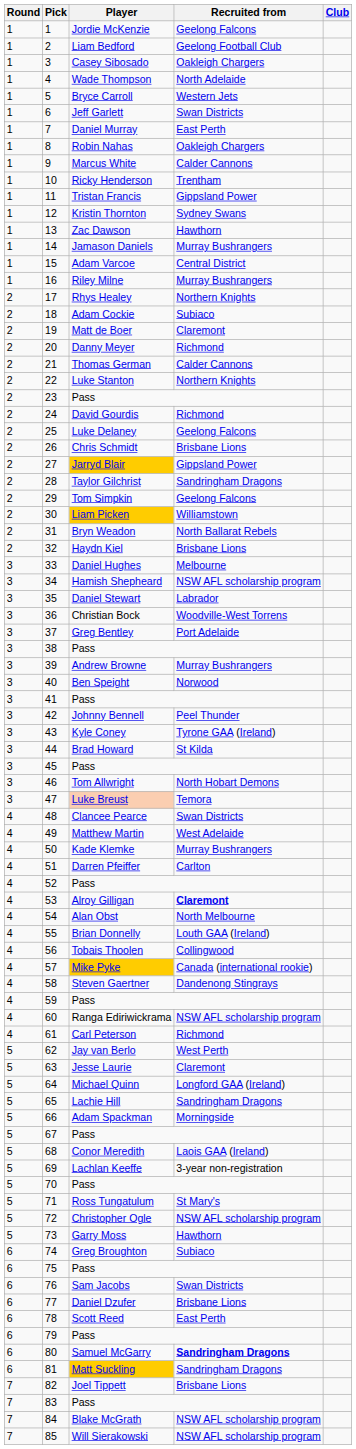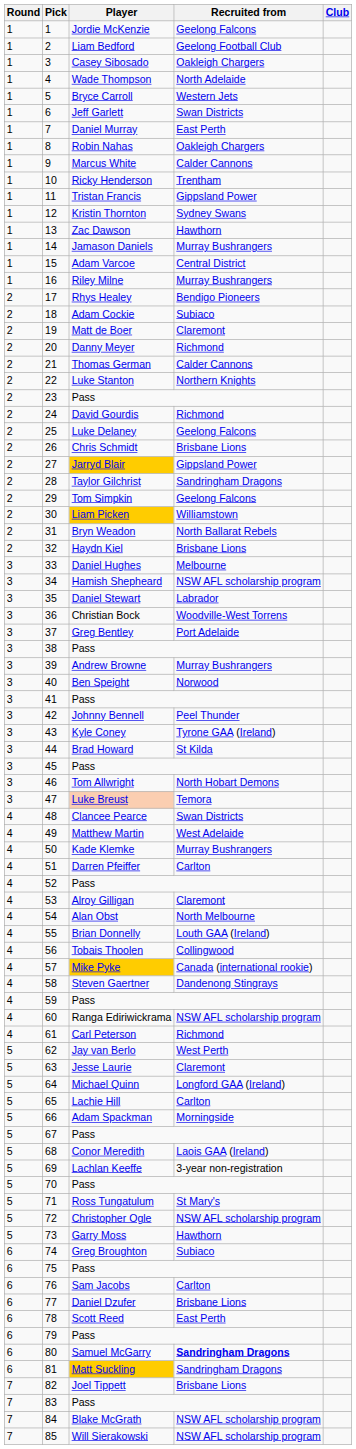(216, 297) Northern Knights -> (218, 297) Bendigo Pioneers
(202, 900) bold -> (201, 900) normal
(229, 1101) Sandringham Dragons -> (193, 1101) Carlton
(210, 1285) Swan Districts -> (193, 1285) Carlton
